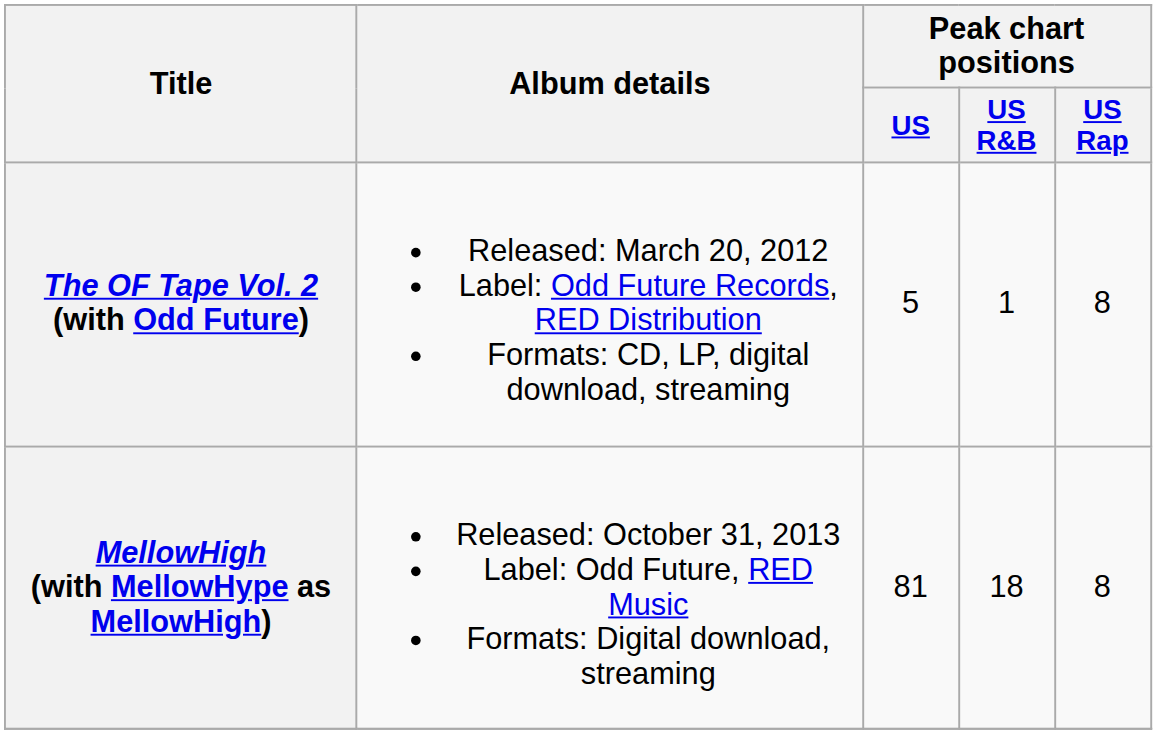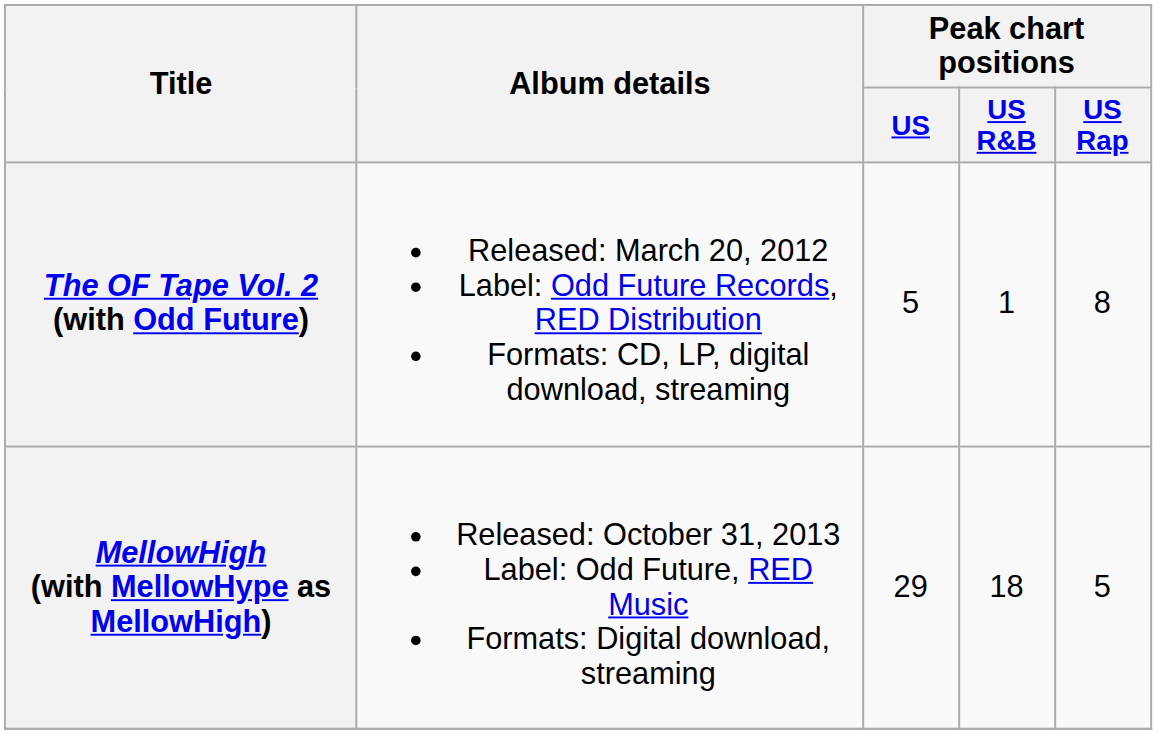(911, 586) 81 -> (911, 586) 29
(1102, 586) 8 -> (1102, 586) 5
